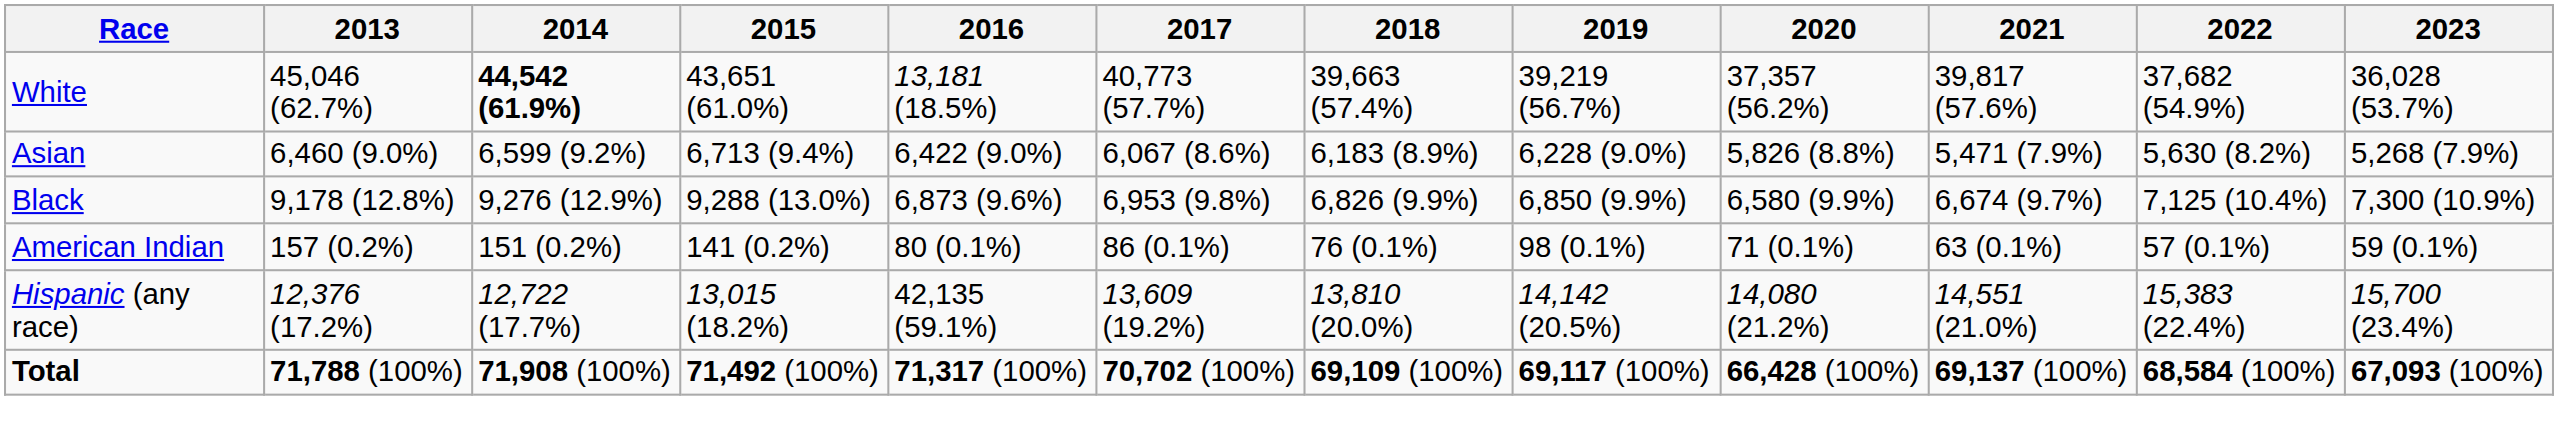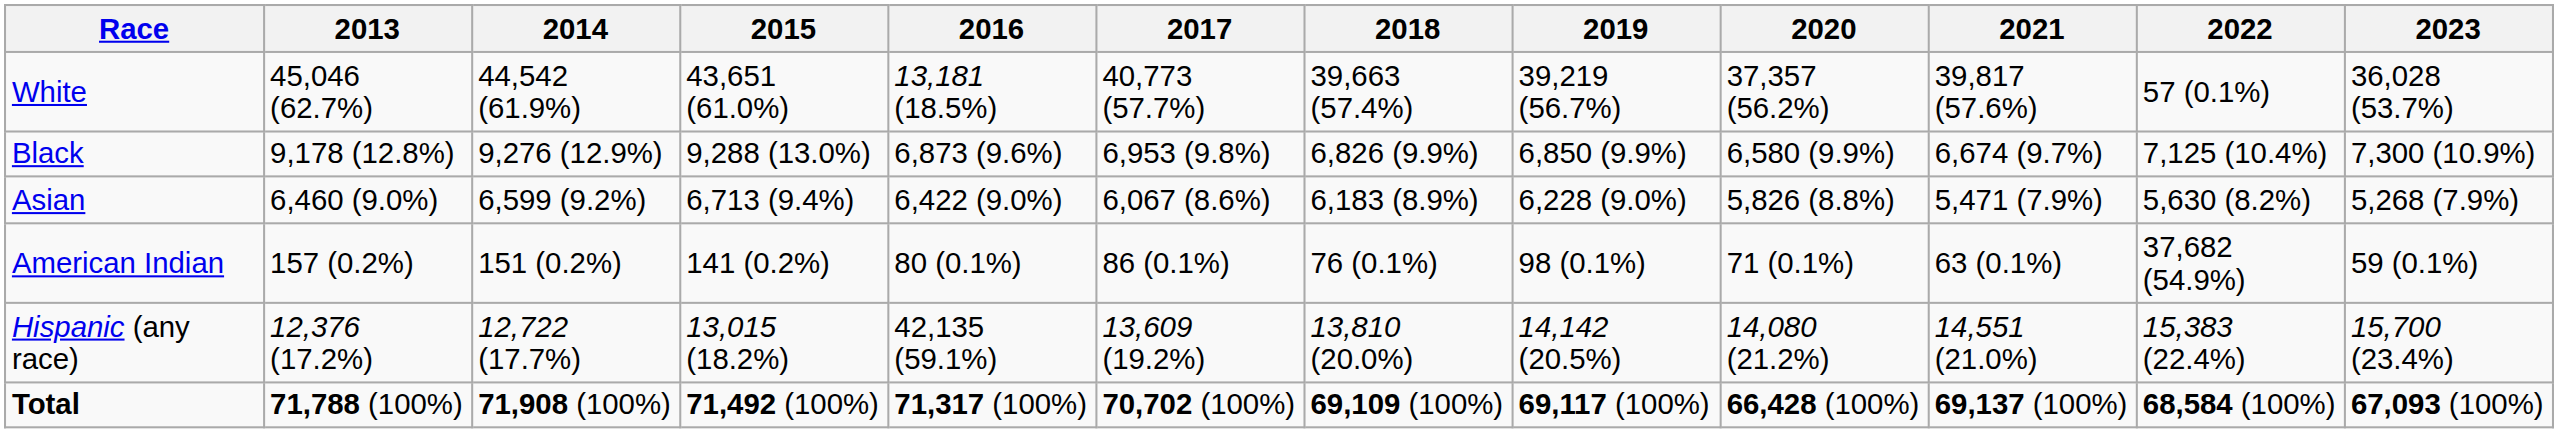(530, 91) bold -> (530, 91) normal
(2194, 91) 37,682 (54.9%) -> (2206, 91) 57 (0.1%)
rows swapped: (48, 200) <-> (49, 154)
(2206, 247) 57 (0.1%) -> (2194, 263) 37,682 (54.9%)
